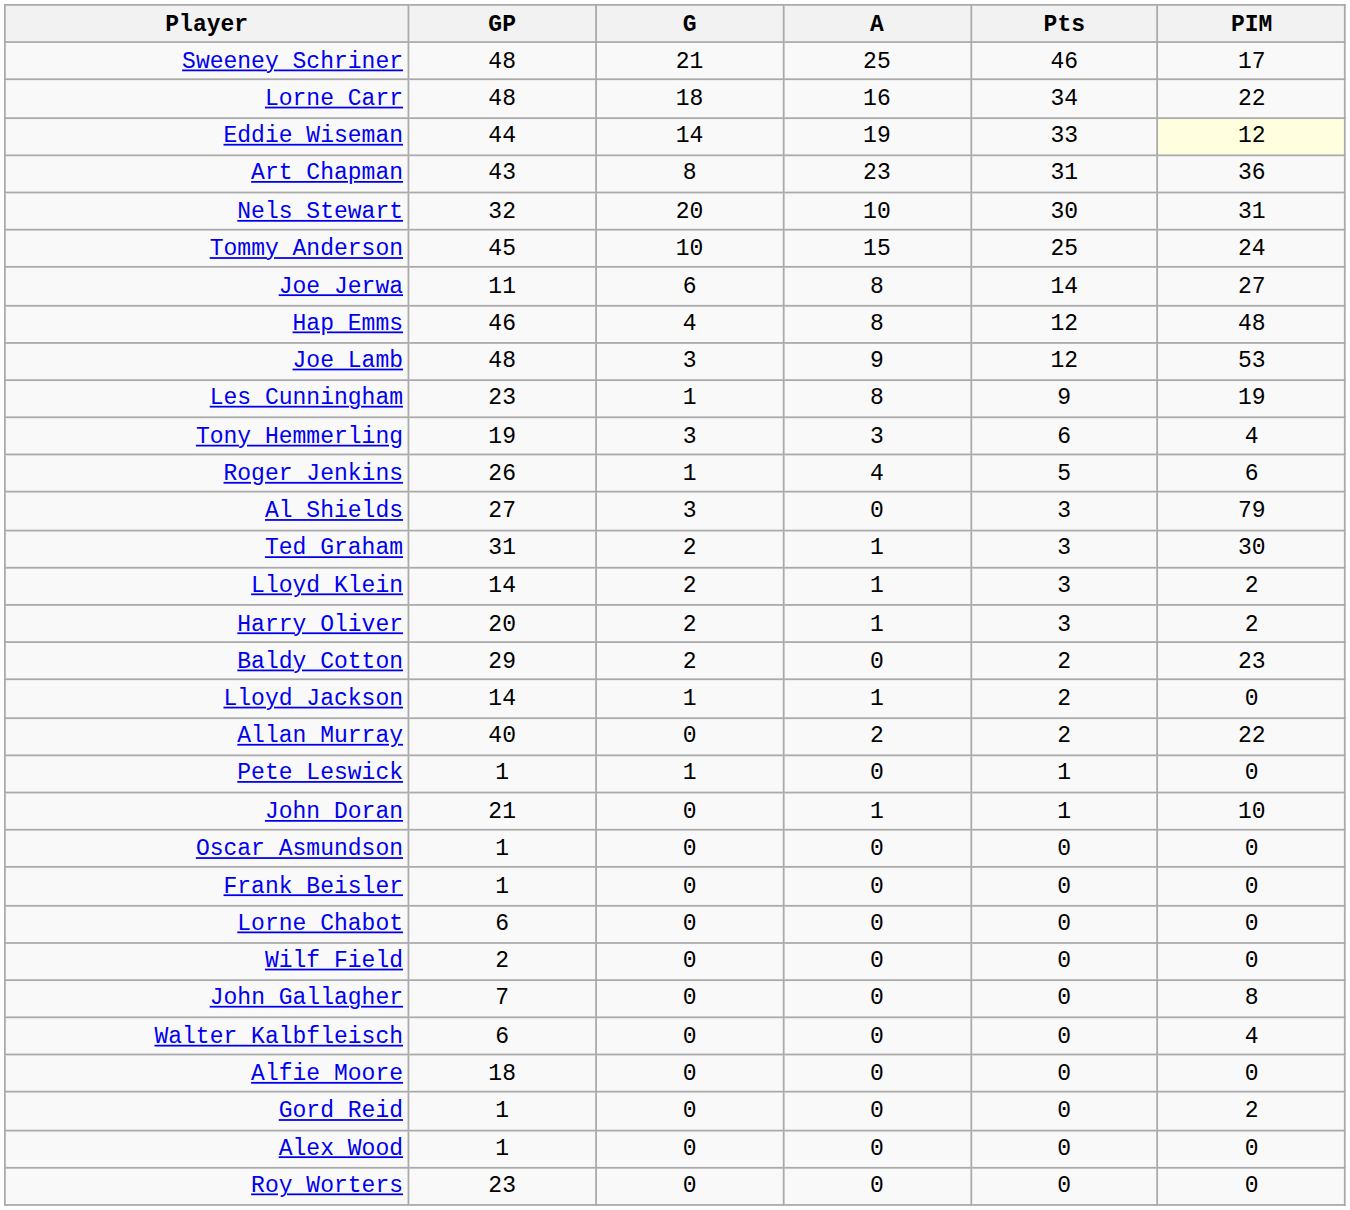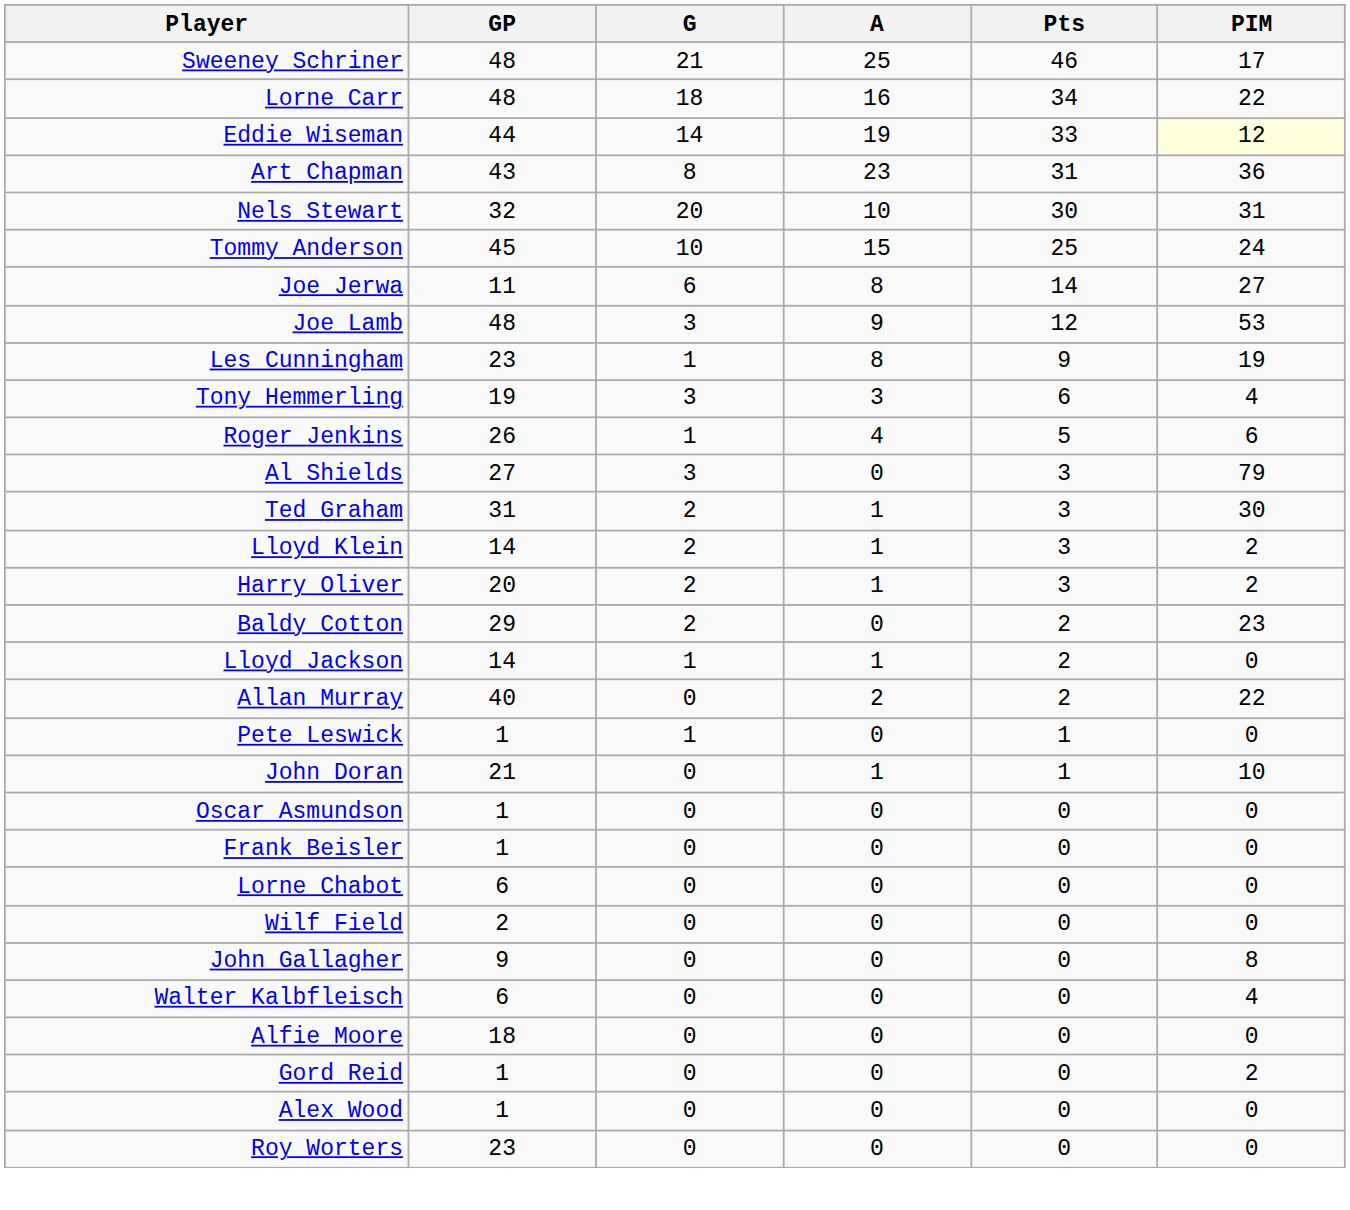- row: (348, 324)
(502, 999) 7 -> (502, 961) 9
